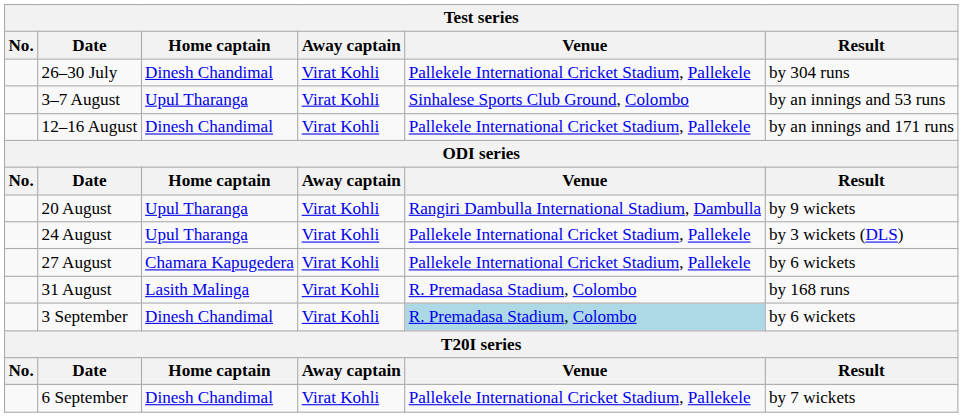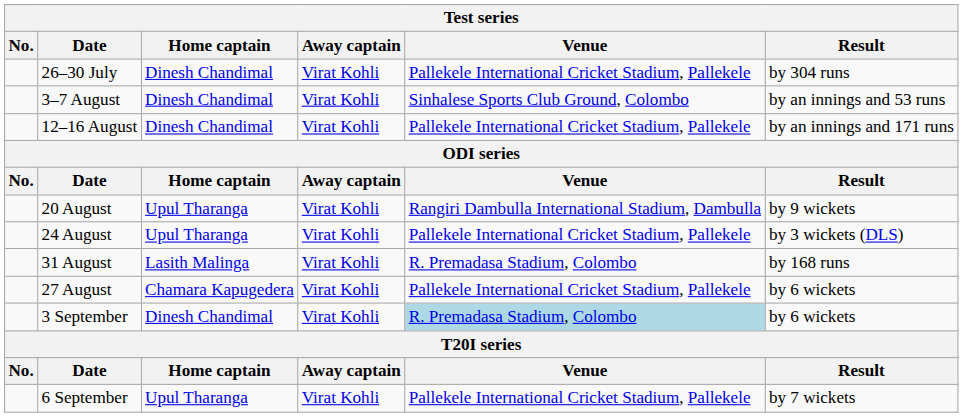(196, 99) Upul Tharanga -> (209, 99) Dinesh Chandimal
rows swapped: (77, 262) <-> (77, 289)
(209, 398) Dinesh Chandimal -> (196, 398) Upul Tharanga
